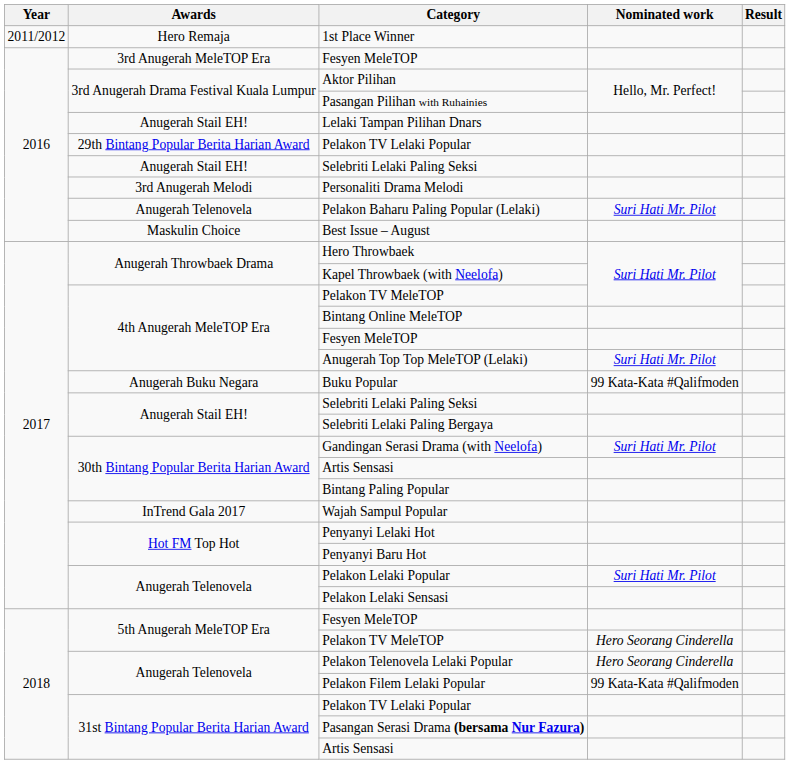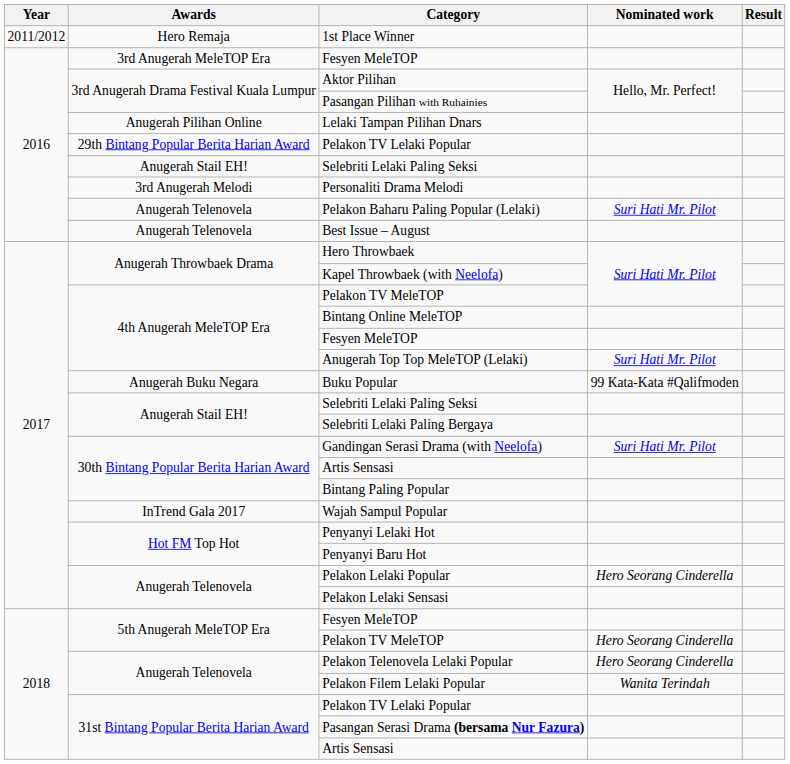(194, 123) Anugerah Stail EH! -> (194, 123) Anugerah Pilihan Online
(194, 230) Maskulin Choice -> (194, 230) Anugerah Telenovela
(665, 576) Suri Hati Mr. Pilot -> (665, 576) Hero Seorang Cinderella
(665, 683) 99 Kata-Kata #Qalifmoden -> (665, 683) Wanita Terindah
